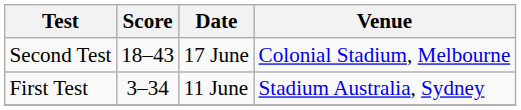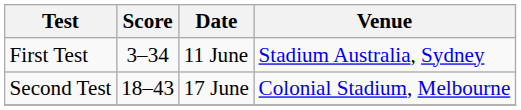rows swapped: (49, 88) <-> (61, 54)
